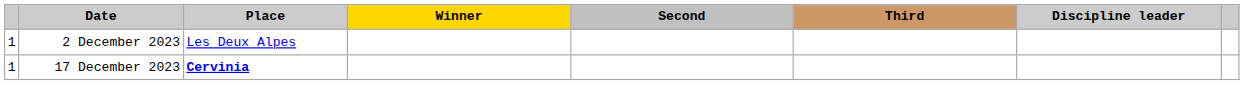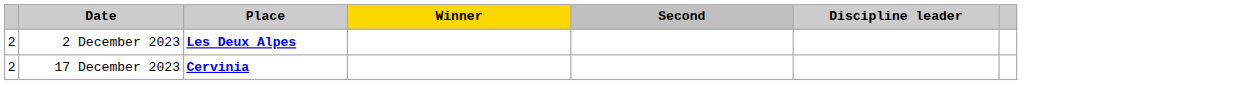- column: (905, 17)
(12, 42) 1 -> (12, 42) 2
(241, 42) normal -> (241, 42) bold
(12, 68) 1 -> (12, 68) 2
